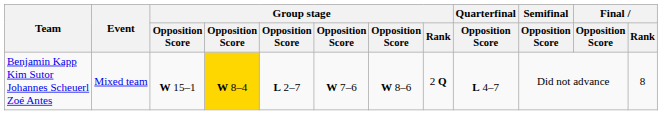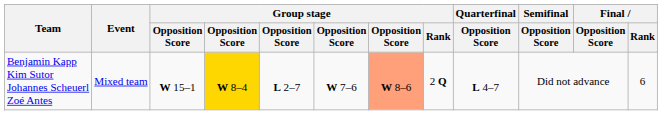(396, 88) no background -> (396, 88) lightsalmon background
(643, 81) 8 -> (643, 81) 6
